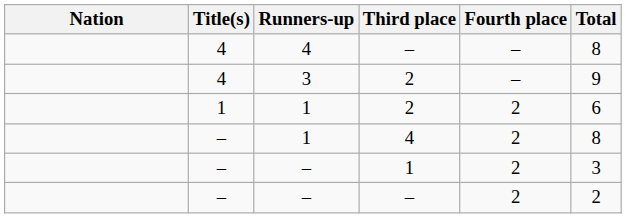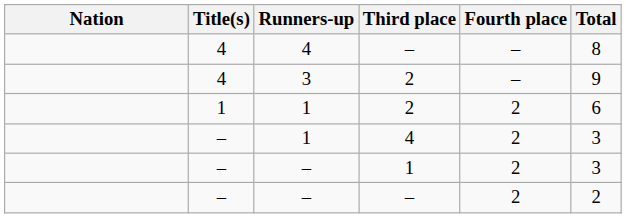(596, 138) 8 -> (596, 138) 3
